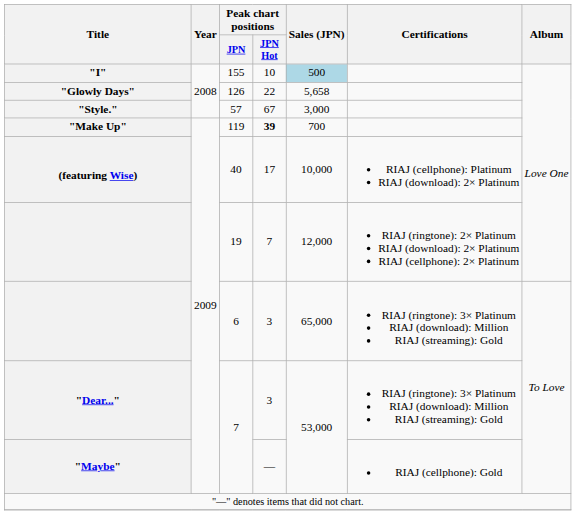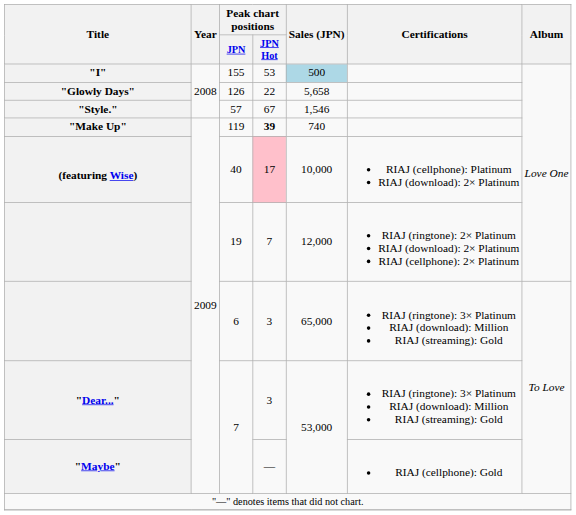(269, 73) 10 -> (269, 73) 53
(317, 109) 3,000 -> (317, 109) 1,546
(317, 127) 700 -> (317, 127) 740
(269, 169) no background -> (269, 169) pink background
